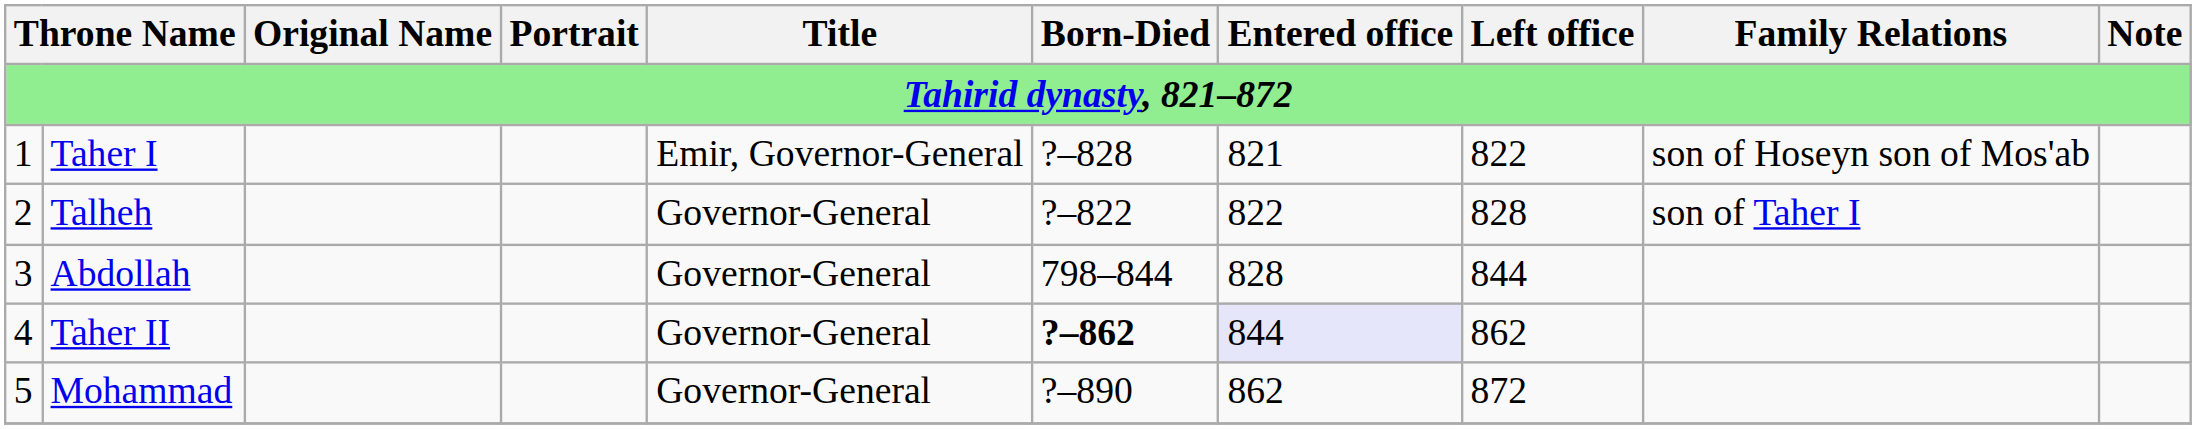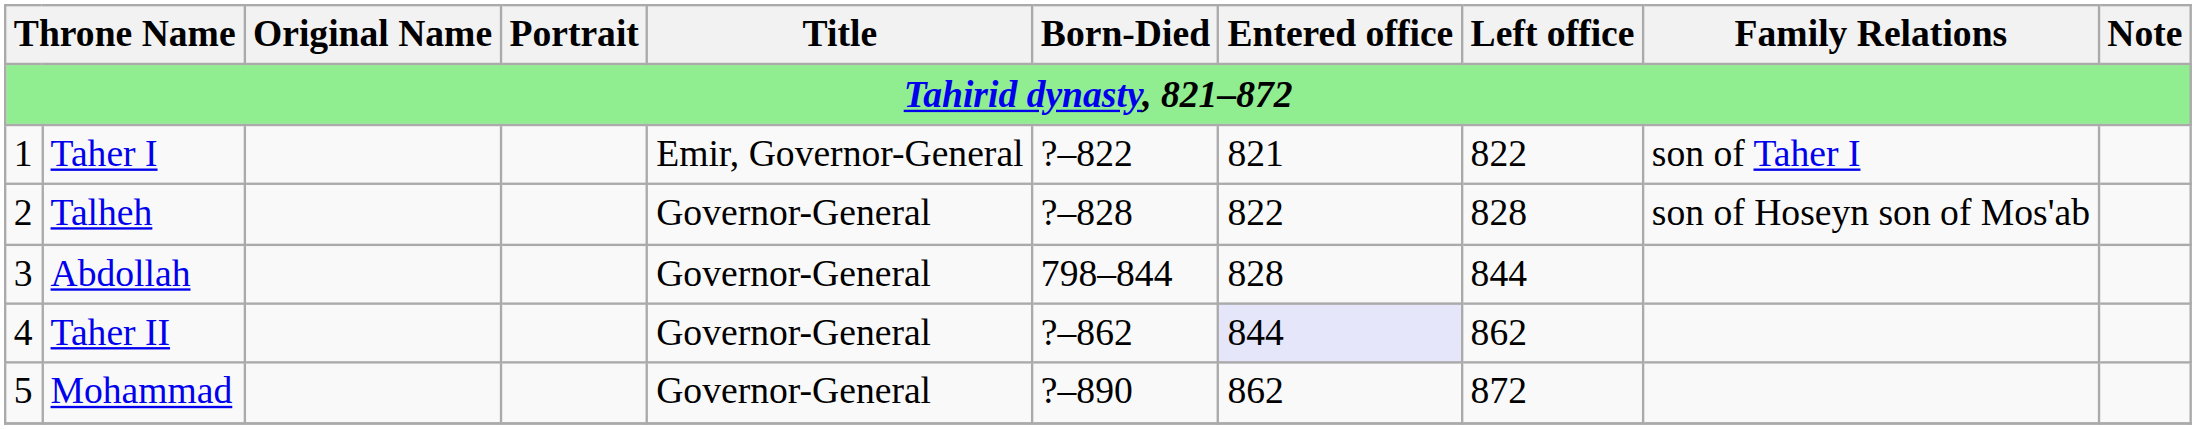(1087, 153) ?–828 -> (1087, 153) ?–822
(1871, 153) son of Hoseyn son of Mos'ab -> (1756, 153) son of Taher I
(1087, 213) ?–822 -> (1087, 213) ?–828
(1756, 213) son of Taher I -> (1871, 213) son of Hoseyn son of Mos'ab
(1088, 332) bold -> (1087, 332) normal
